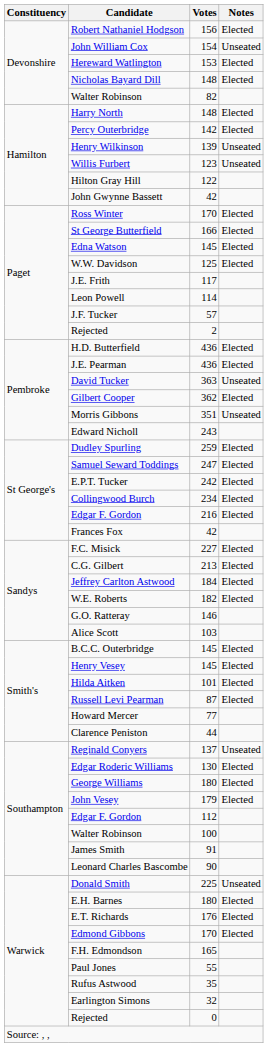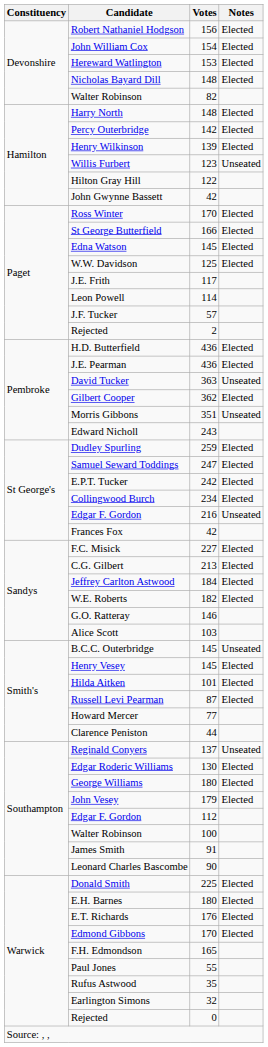(241, 46) Unseated -> (237, 46) Elected
(241, 146) Unseated -> (237, 146) Elected
(237, 515) Elected -> (241, 515) Unseated
(237, 649) Elected -> (241, 649) Unseated
(241, 883) Unseated -> (237, 883) Elected
